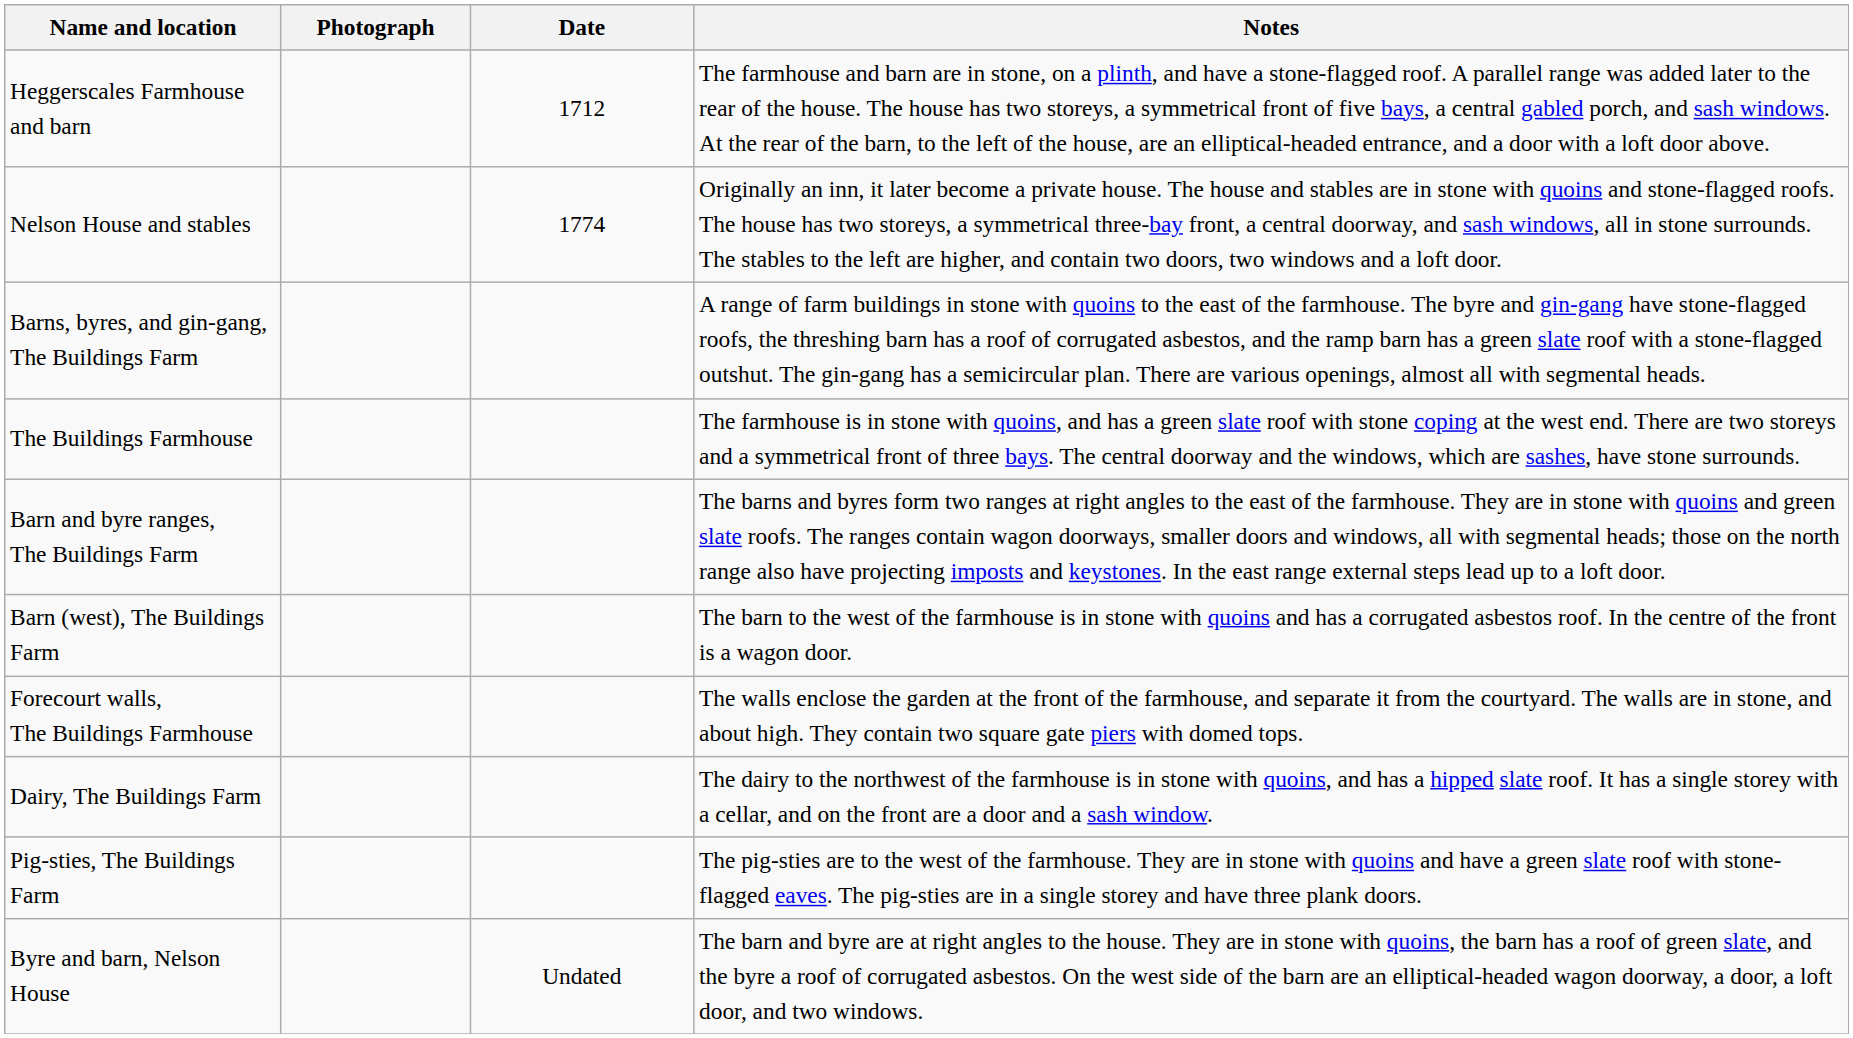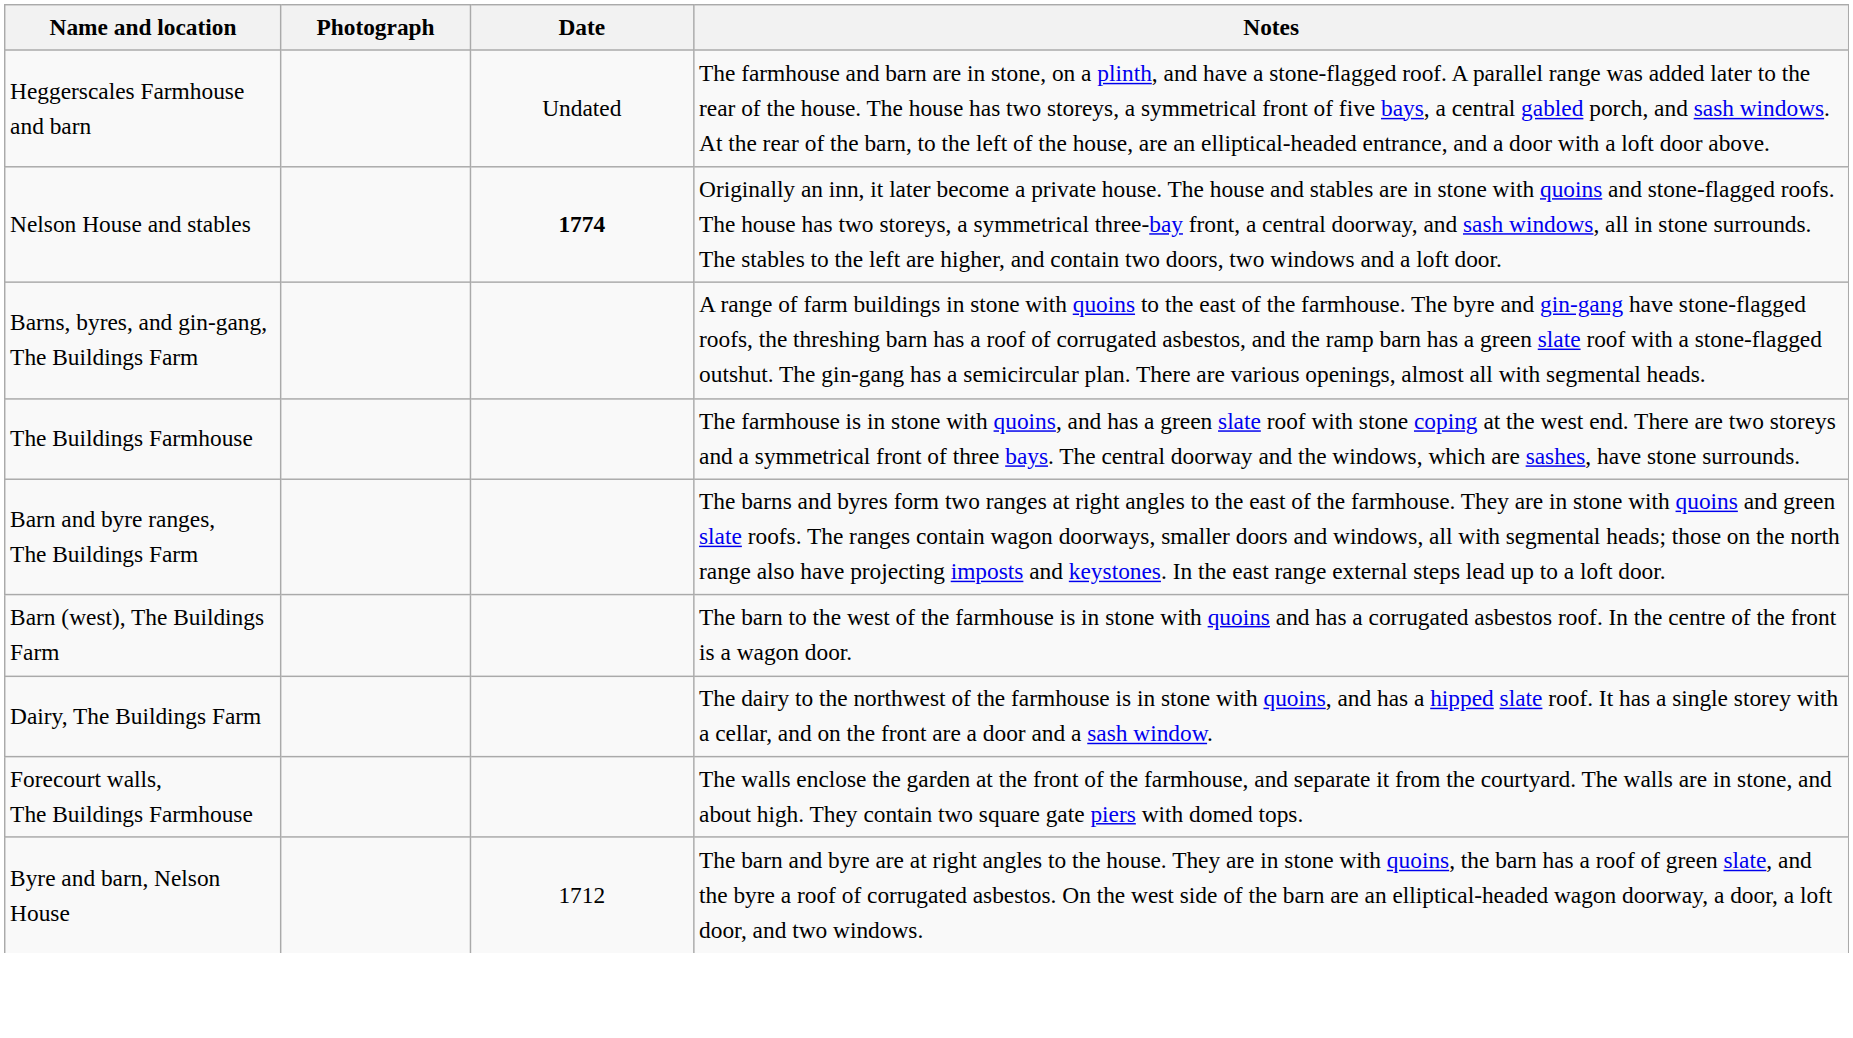(582, 108) 1712 -> (582, 108) Undated
(582, 224) normal -> (582, 224) bold
rows swapped: (136, 796) <-> (131, 715)
- row: (122, 877)
(582, 976) Undated -> (582, 895) 1712
